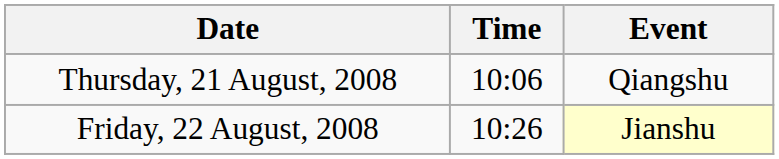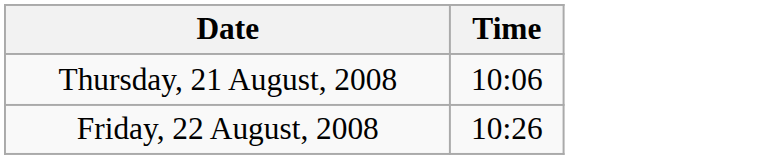- column: (668, 29)
